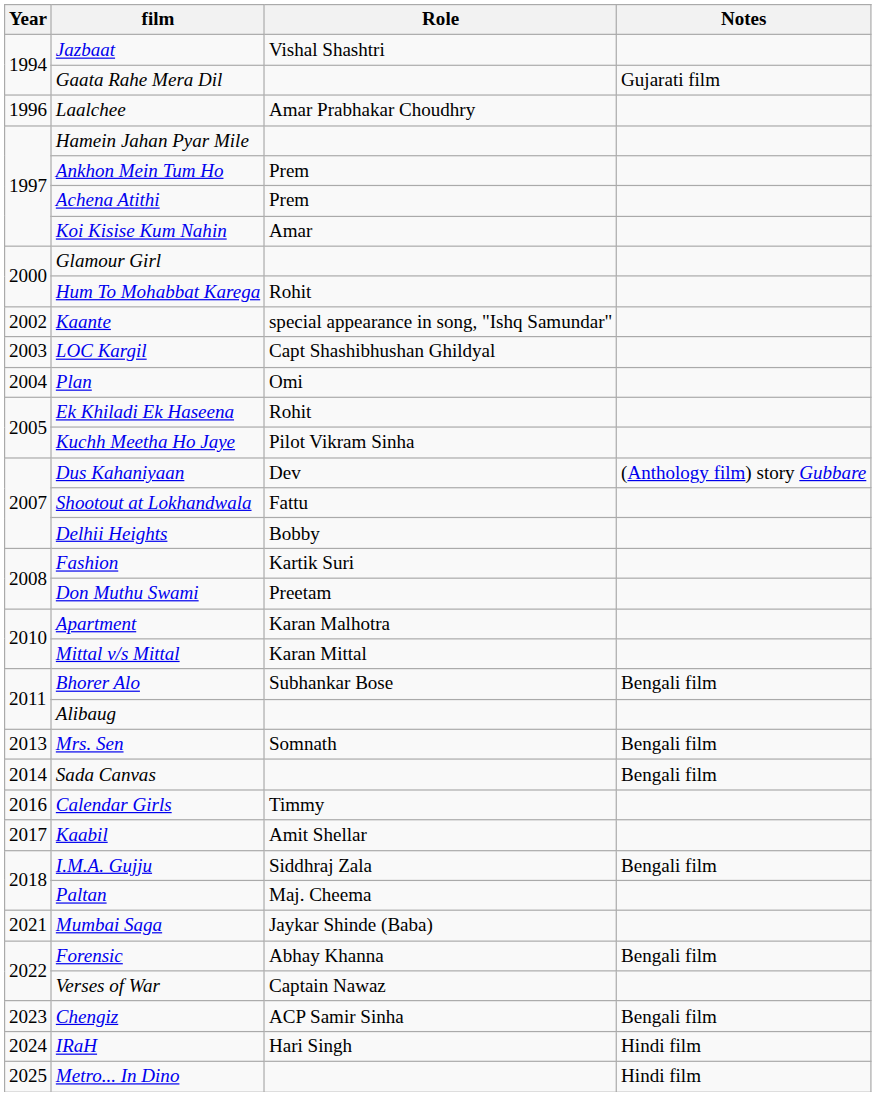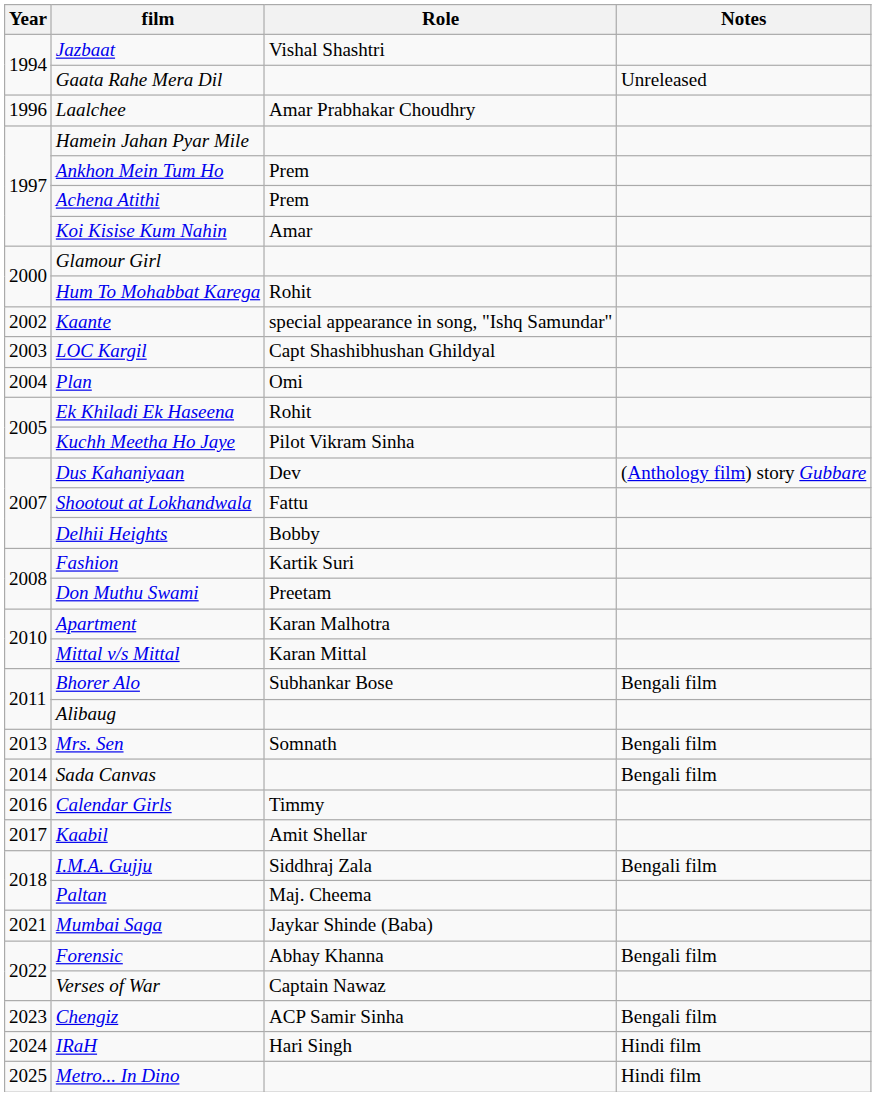(671, 79) Gujarati film -> (664, 79) Unreleased
